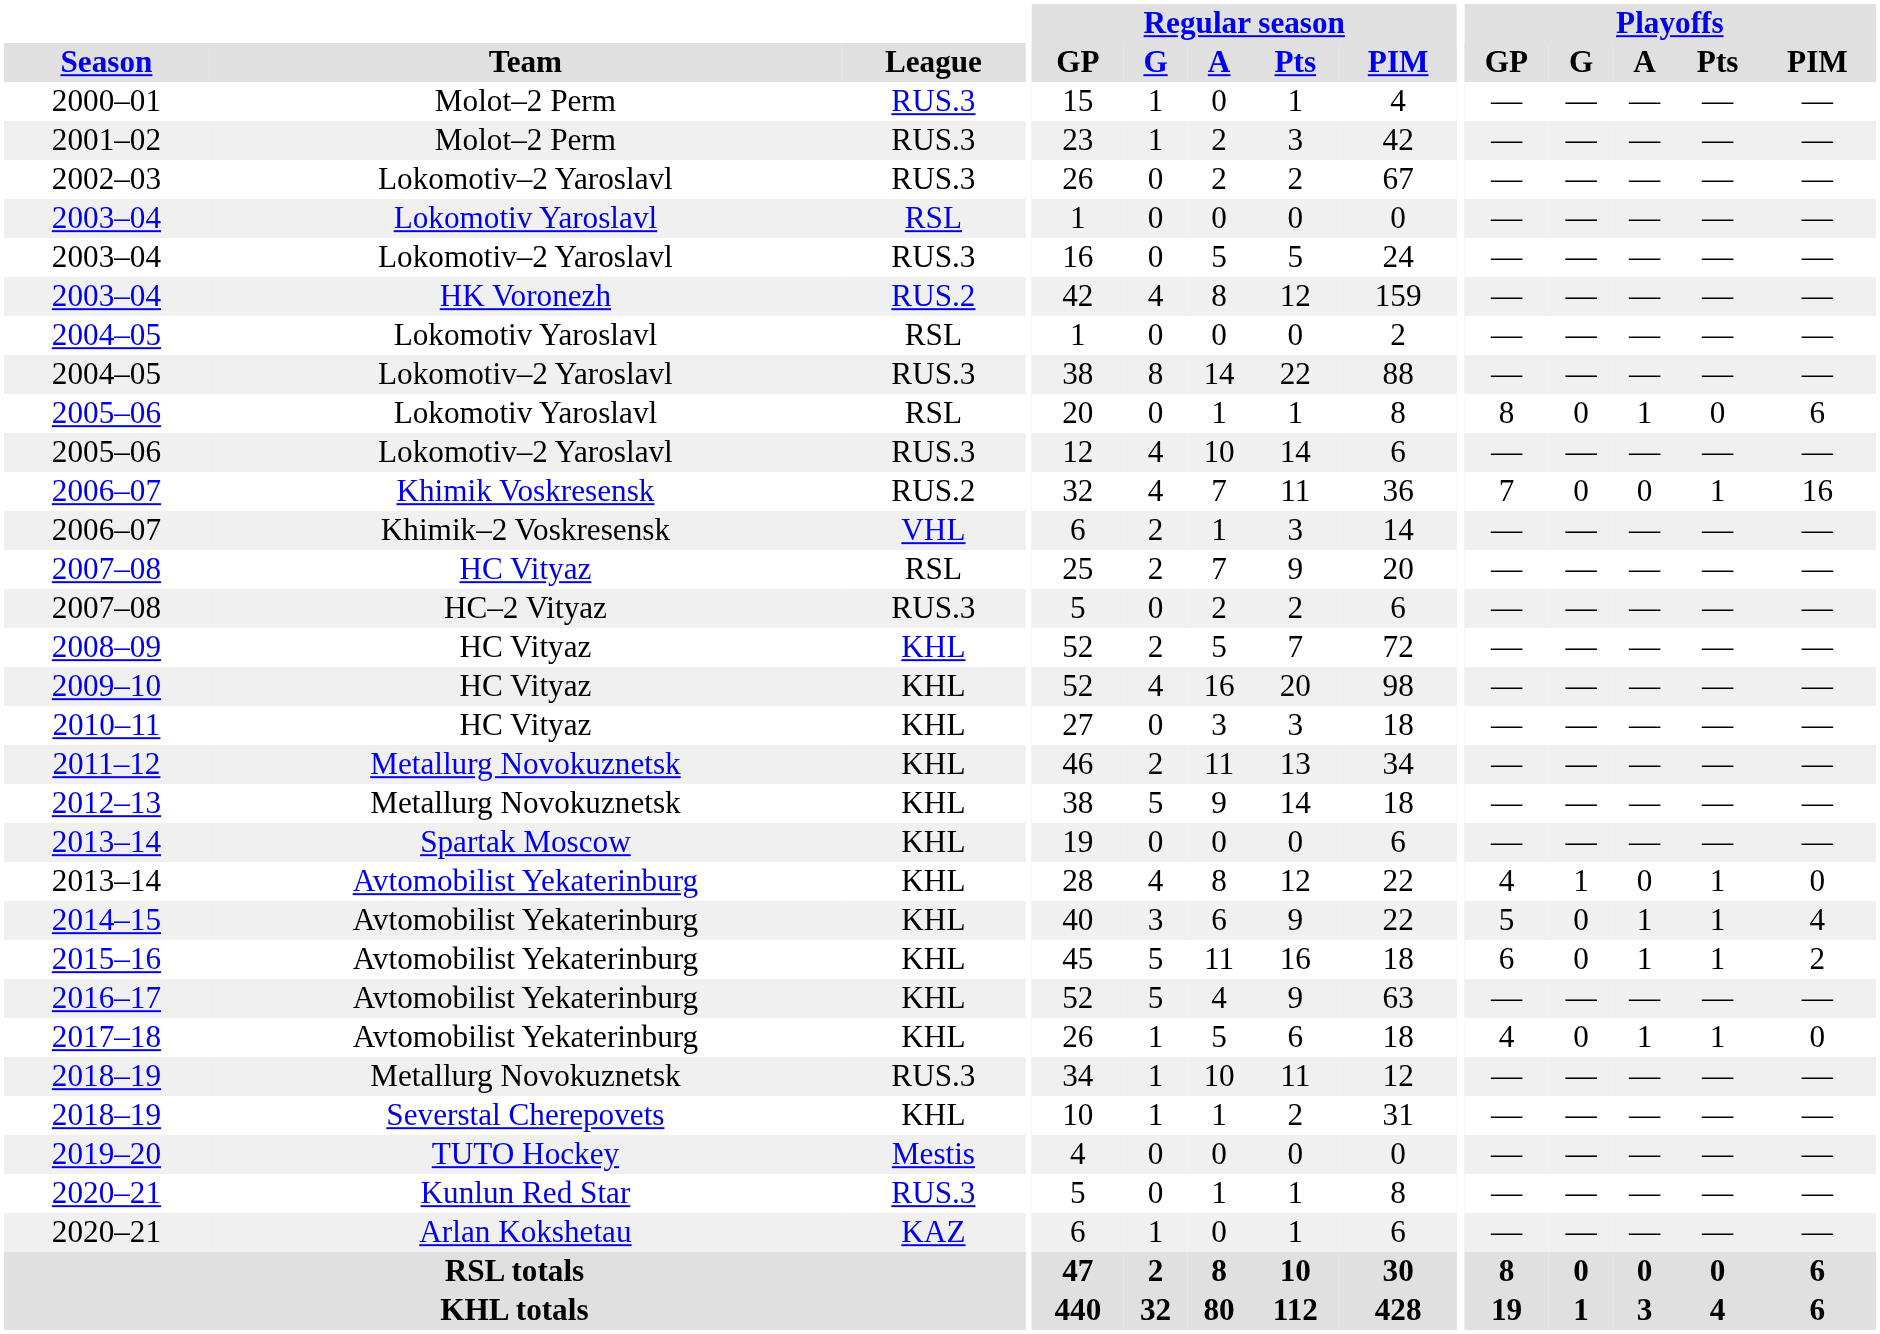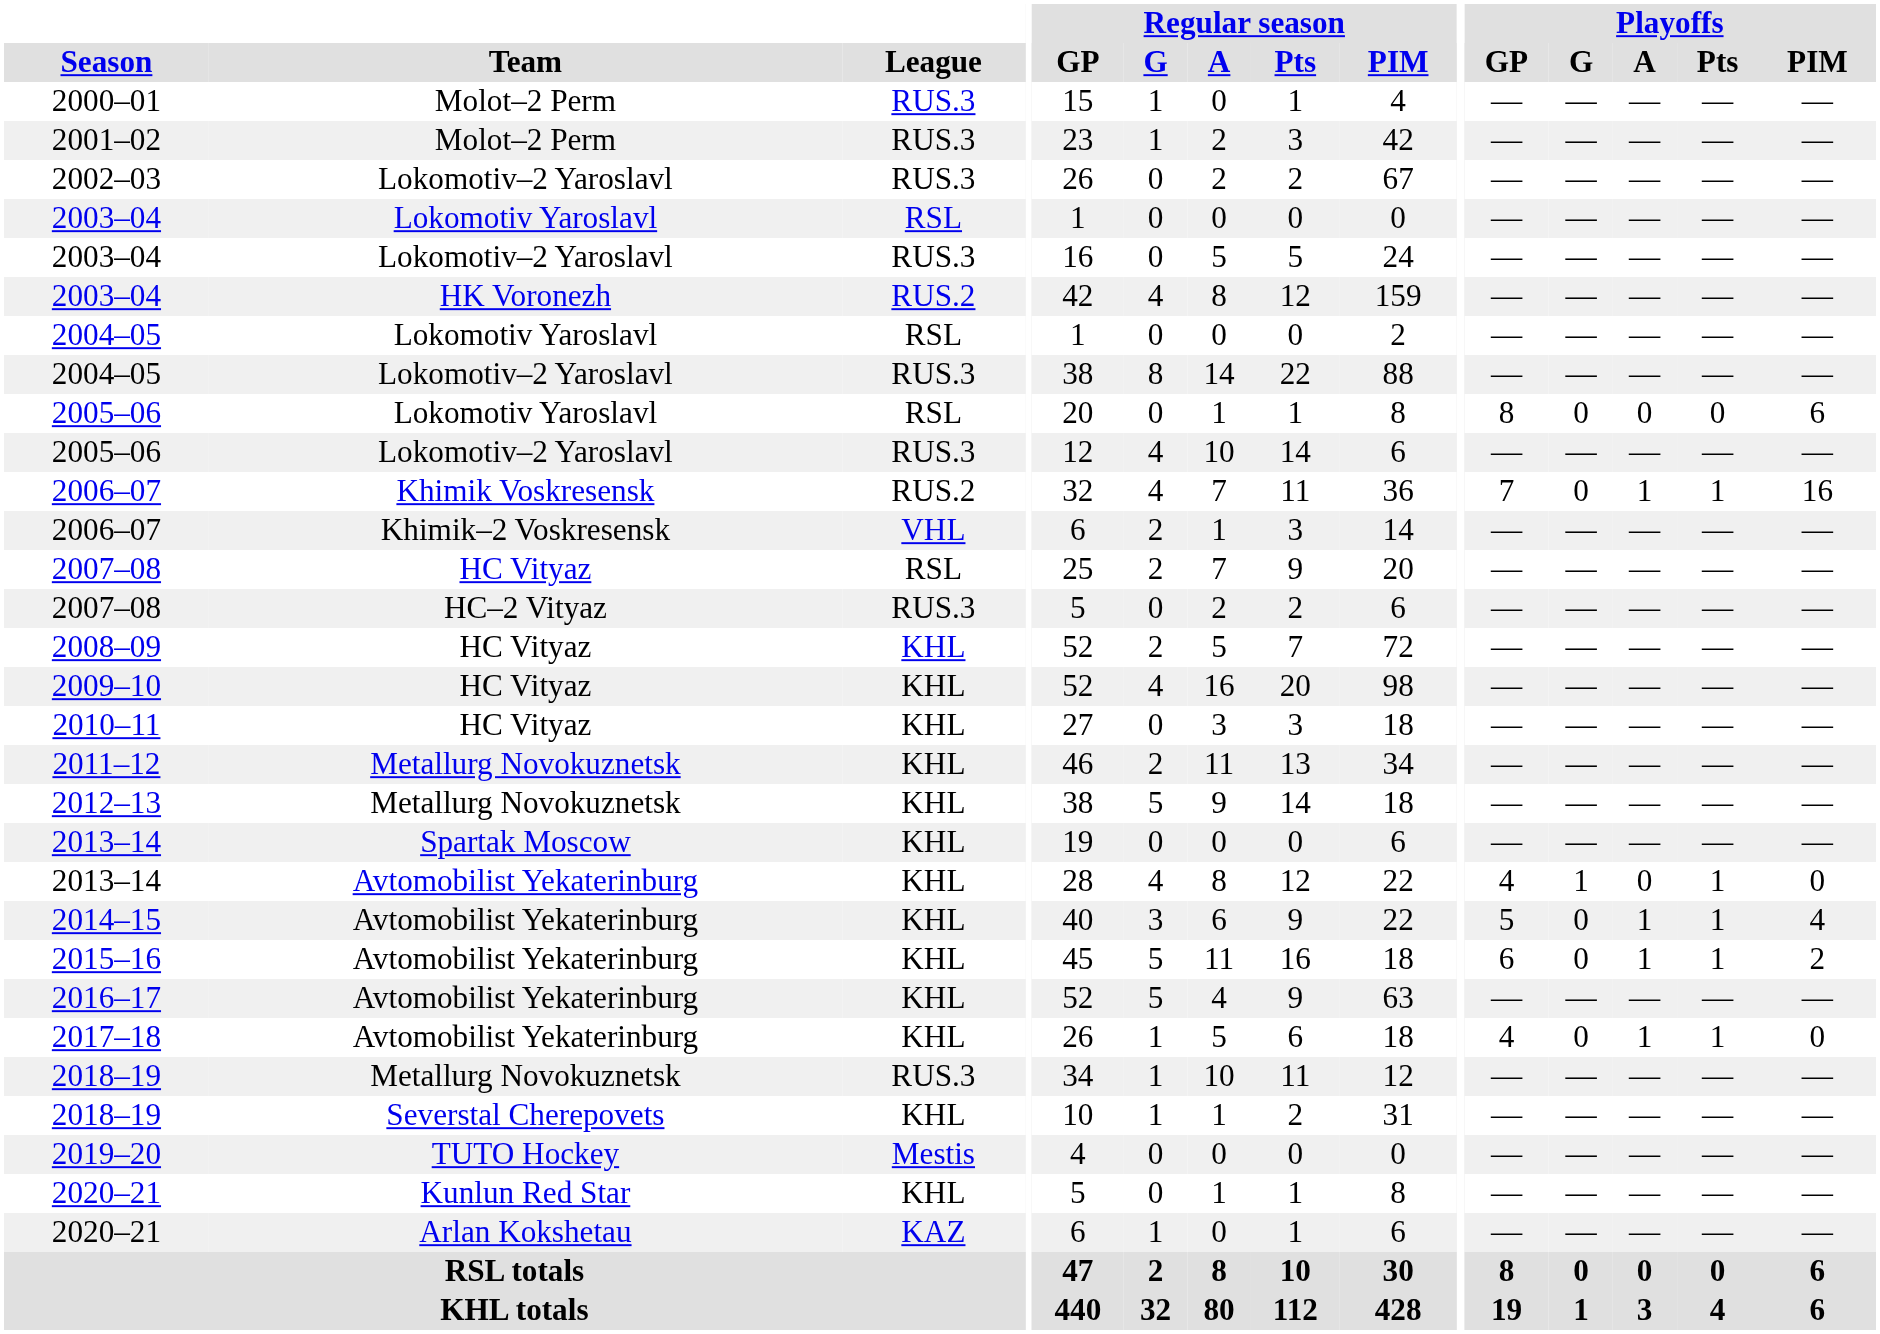(1645, 413) 1 -> (1645, 413) 0
(1645, 491) 0 -> (1645, 491) 1
(933, 1193) RUS.3 -> (933, 1193) KHL
